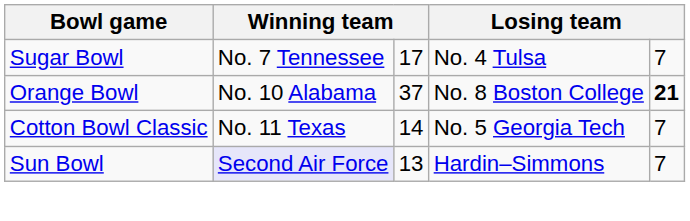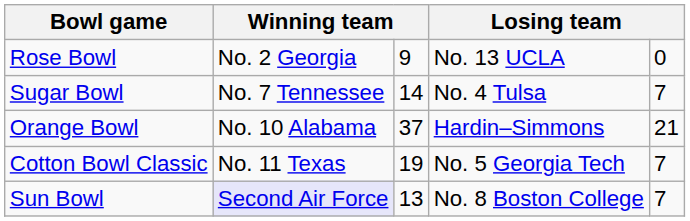+ row: (63, 57)
(411, 57) 17 -> (411, 92) 14
(539, 92) No. 8 Boston College -> (519, 127) Hardin–Simmons
(666, 92) bold -> (666, 127) normal
(411, 127) 14 -> (411, 163) 19
(519, 163) Hardin–Simmons -> (539, 198) No. 8 Boston College
